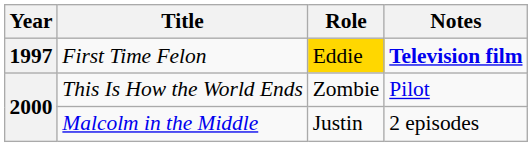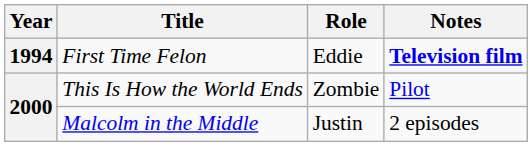(31, 55) 1997 -> (31, 55) 1994
(338, 55) gold background -> (338, 55) no background
